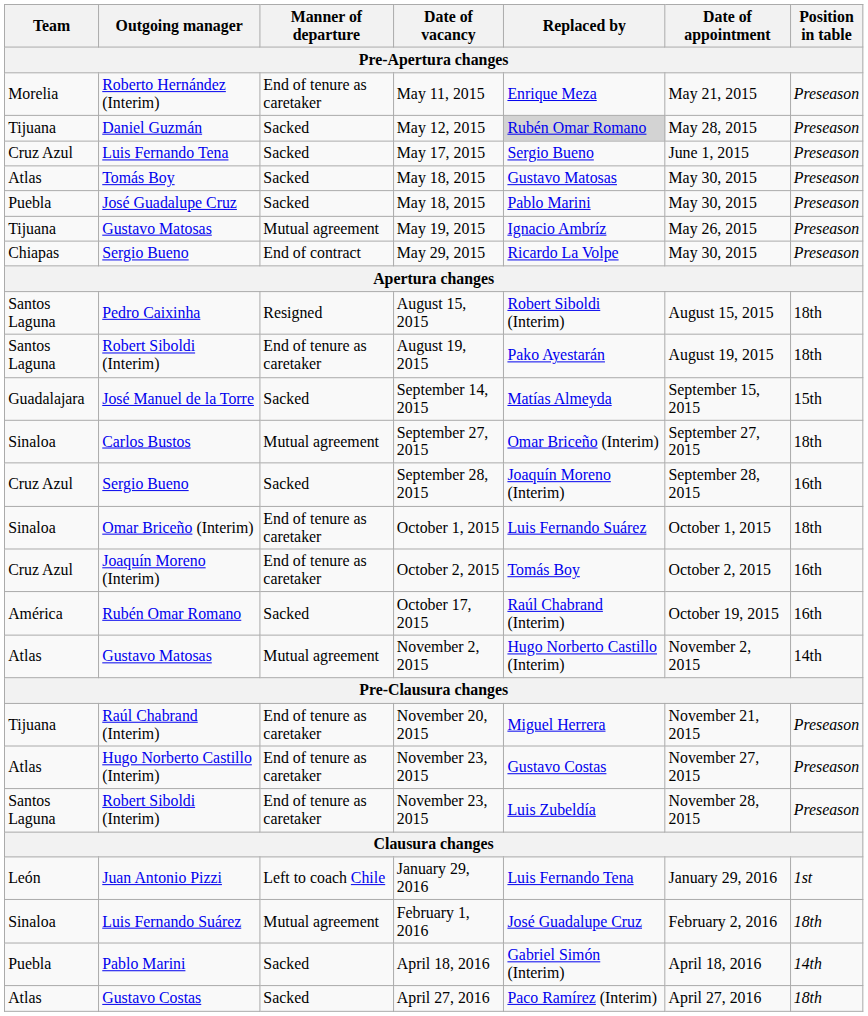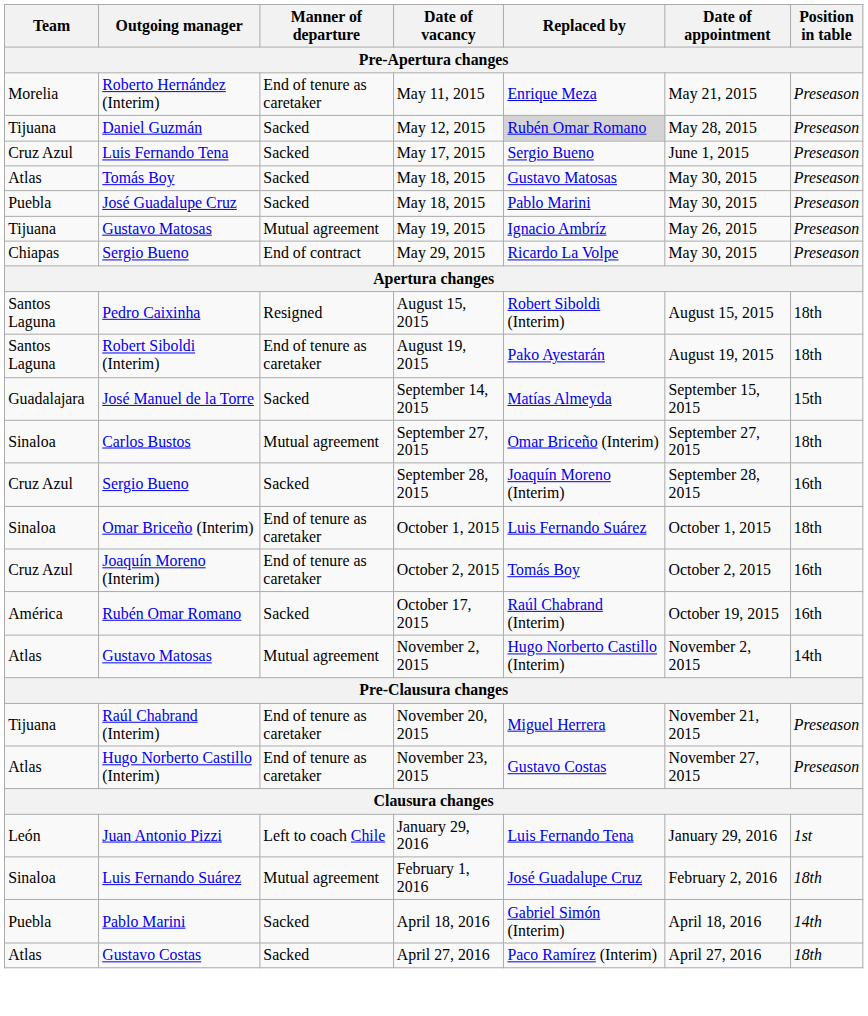- row: (149, 810)
